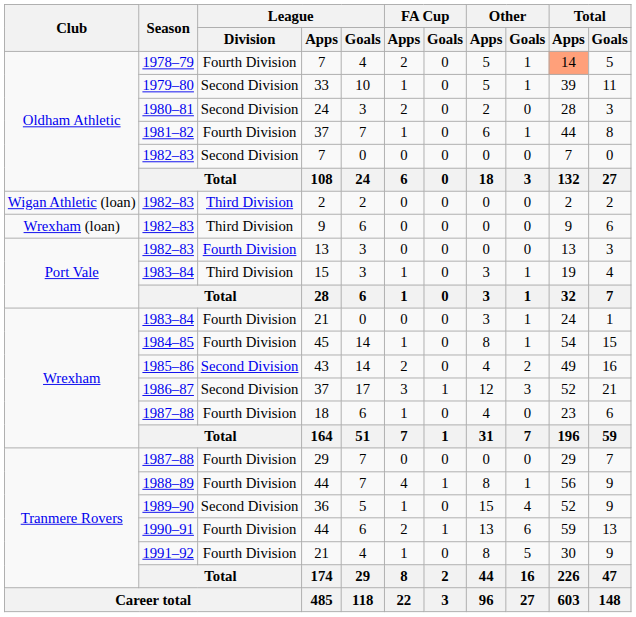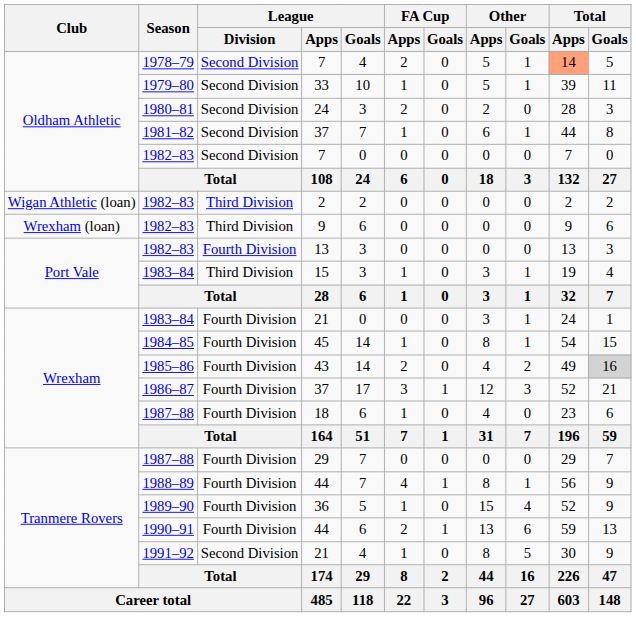(250, 62) Fourth Division -> (250, 62) Second Division
(250, 132) Fourth Division -> (250, 132) Second Division
(250, 366) Second Division -> (250, 366) Fourth Division
(610, 366) no background -> (610, 366) lightgrey background
(250, 389) Second Division -> (250, 389) Fourth Division
(250, 506) Second Division -> (250, 506) Fourth Division
(250, 553) Fourth Division -> (250, 553) Second Division
